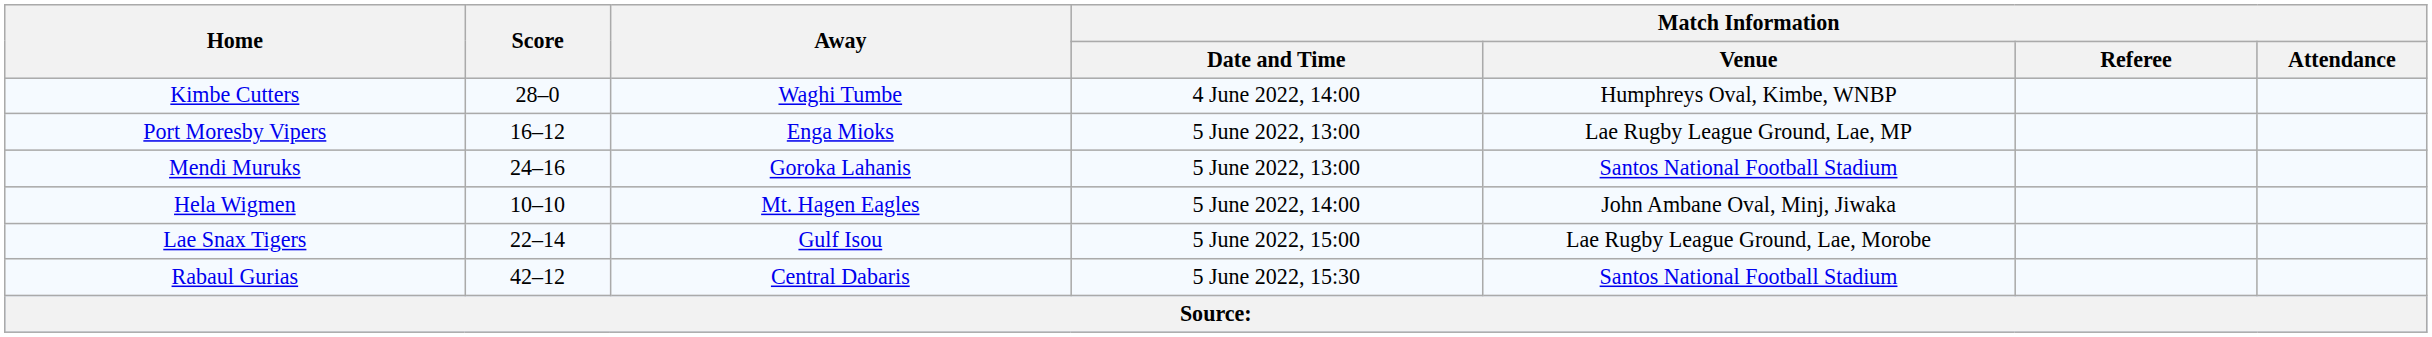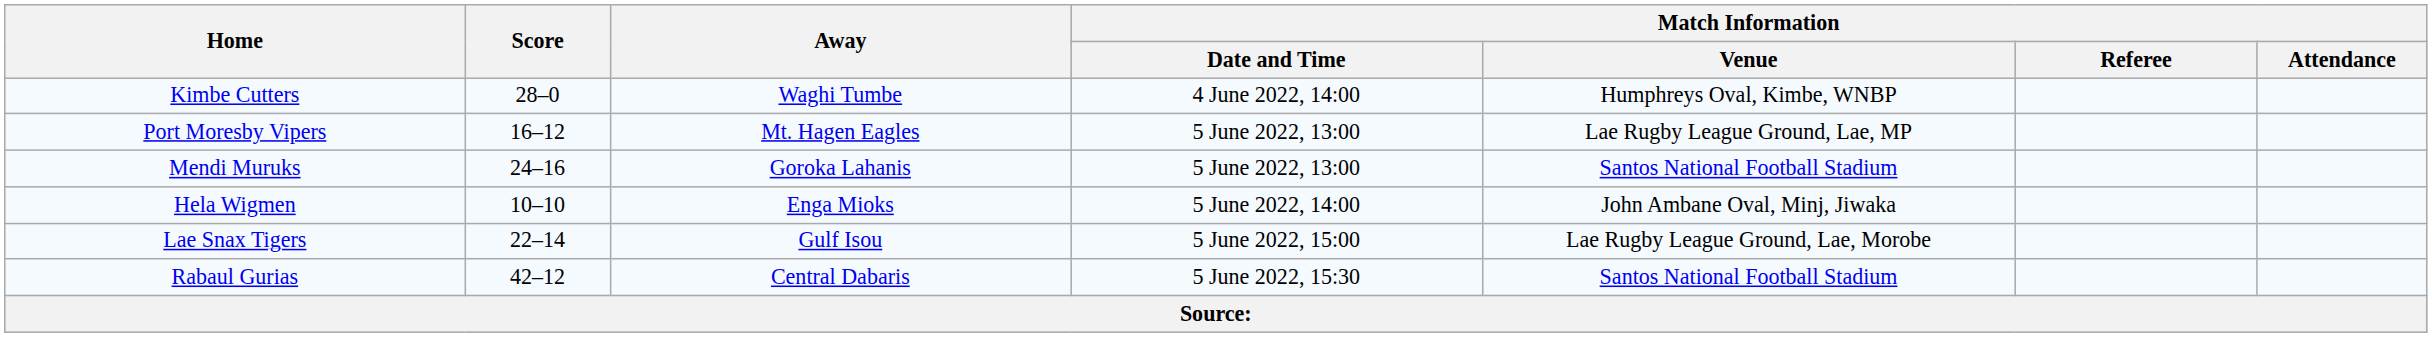(840, 132) Enga Mioks -> (840, 132) Mt. Hagen Eagles
(840, 204) Mt. Hagen Eagles -> (840, 204) Enga Mioks
